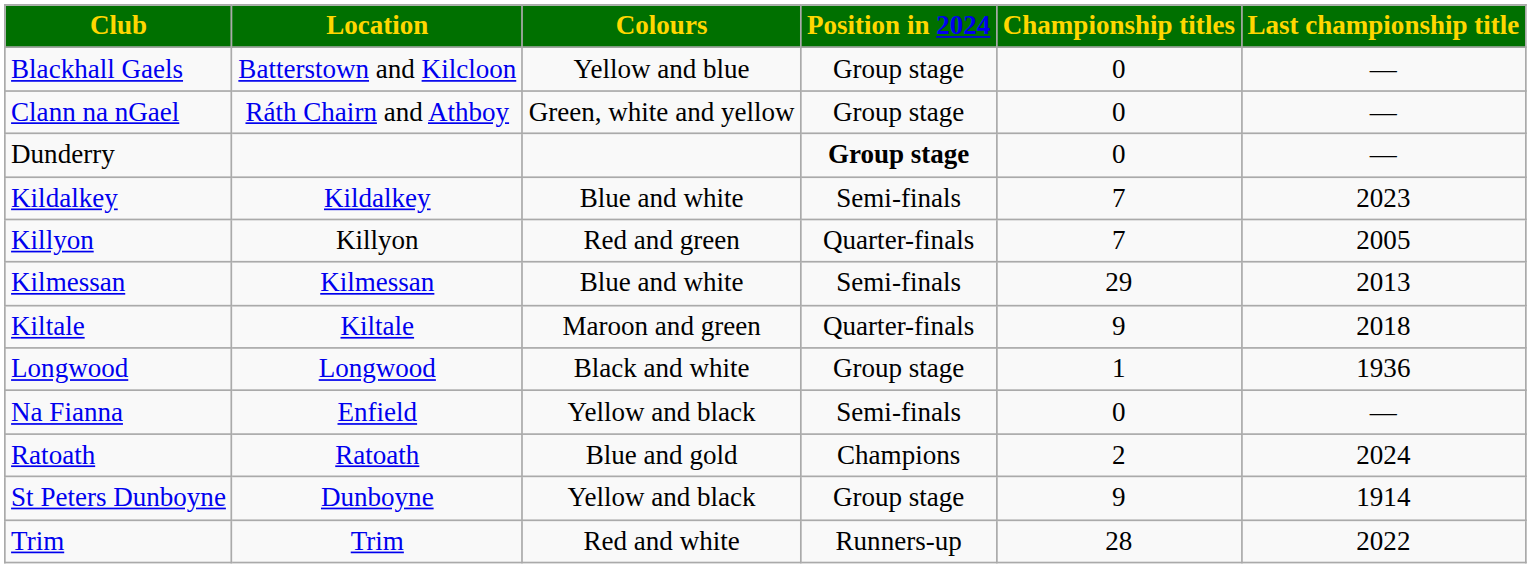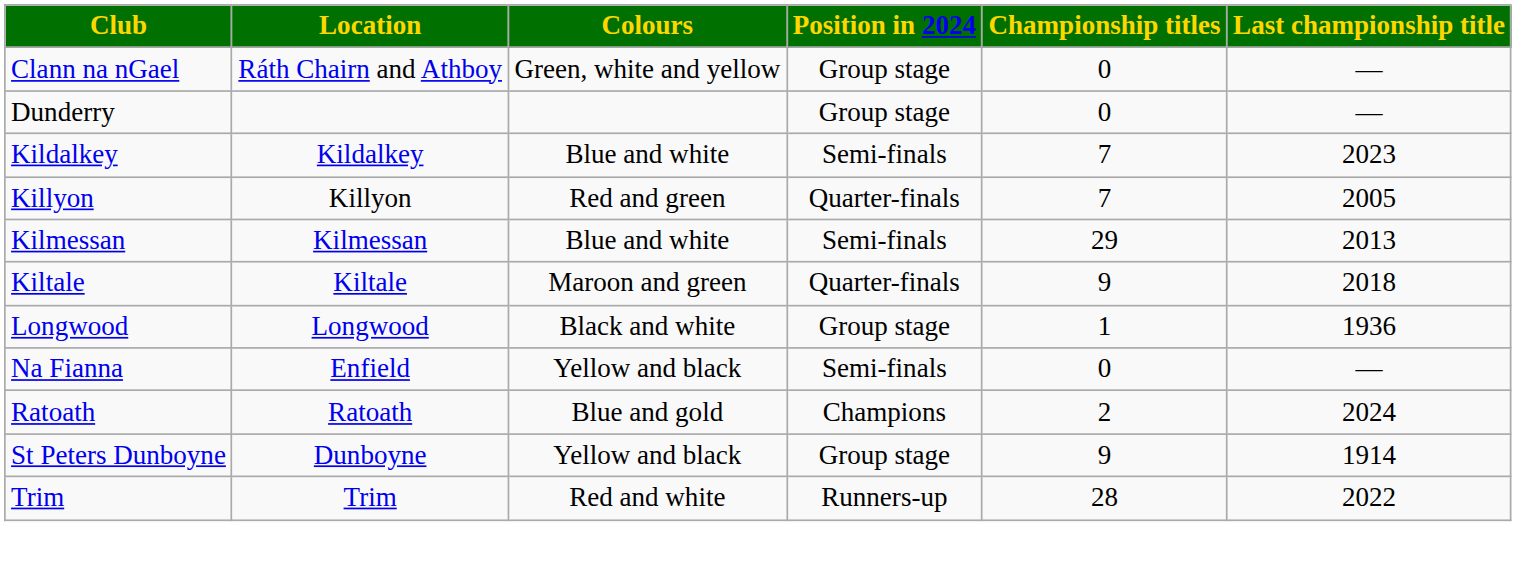- row: (97, 68)
(899, 154) bold -> (884, 111) normal
